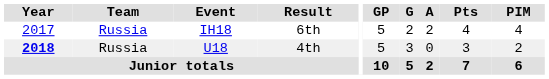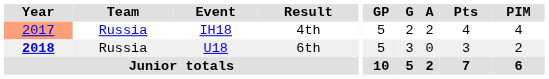(38, 31) no background -> (38, 31) lightsalmon background
(308, 31) 6th -> (308, 31) 4th
(308, 48) 4th -> (308, 48) 6th
